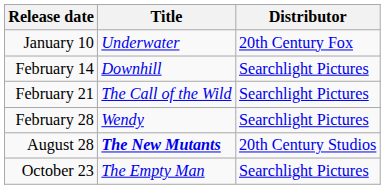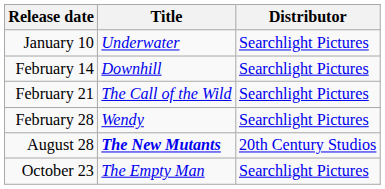(296, 42) 20th Century Fox -> (304, 42) Searchlight Pictures
